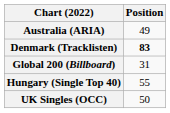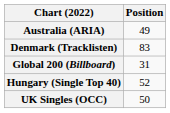(145, 47) bold -> (145, 47) normal
(145, 82) 55 -> (145, 82) 52
